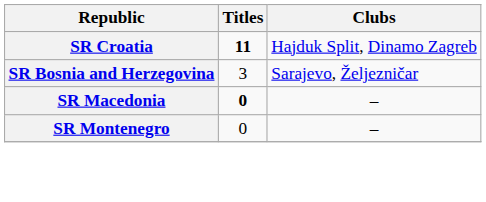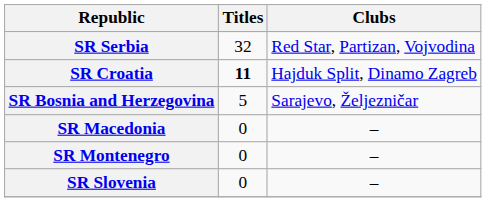+ row: (111, 45)
(243, 73) 3 -> (243, 100) 5
(243, 100) bold -> (243, 127) normal
+ row: (111, 182)
